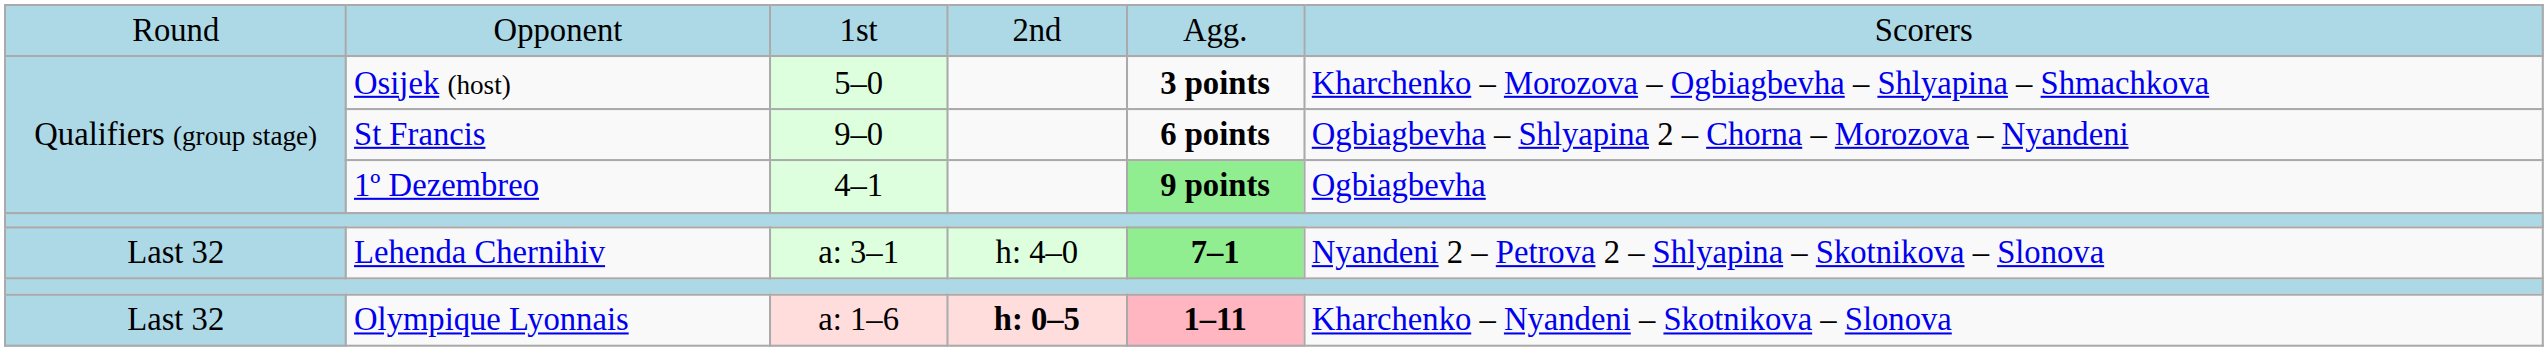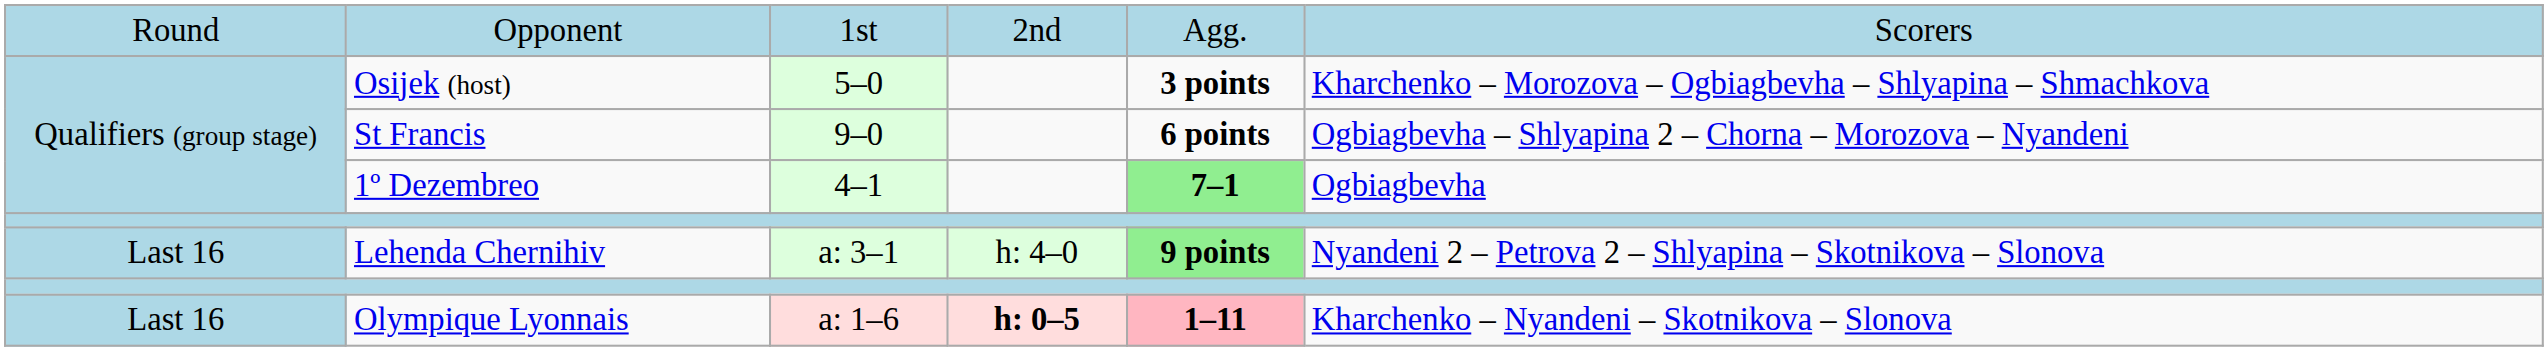(1215, 185) 9 points -> (1215, 185) 7–1
(176, 252) Last 32 -> (176, 252) Last 16
(1215, 252) 7–1 -> (1215, 252) 9 points
(176, 319) Last 32 -> (176, 319) Last 16
